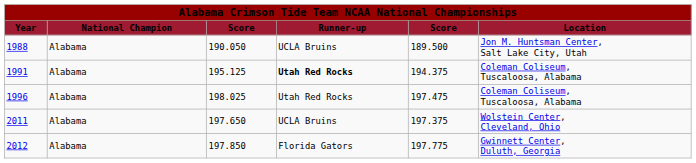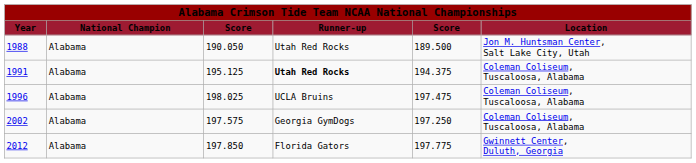(308, 47) UCLA Bruins -> (312, 47) Utah Red Rocks
(316, 97) Utah Red Rocks -> (304, 97) UCLA Bruins
+ row: (17, 121)
- row: (17, 121)
